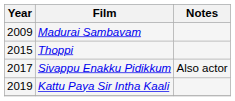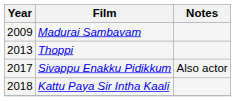(20, 50) 2015 -> (20, 50) 2013
(20, 86) 2019 -> (20, 86) 2018
